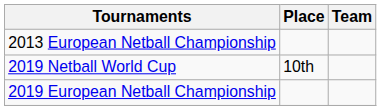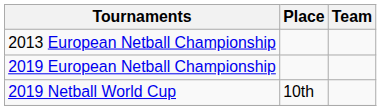rows swapped: (92, 67) <-> (142, 92)
